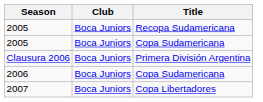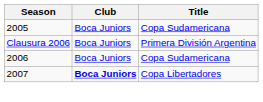- row: (17, 27)
(103, 89) normal -> (105, 74) bold
